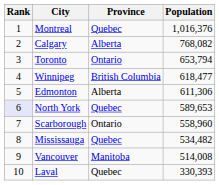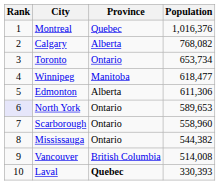(196, 60) 653,794 -> (196, 60) 653,734
(126, 76) British Columbia -> (110, 76) Manitoba
(106, 108) Quebec -> (106, 108) Ontario
(106, 140) Quebec -> (106, 140) Ontario
(196, 140) 534,482 -> (196, 140) 544,382
(110, 156) Manitoba -> (126, 156) British Columbia
(106, 172) normal -> (107, 172) bold
